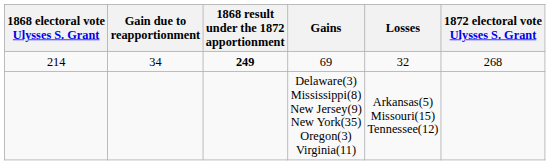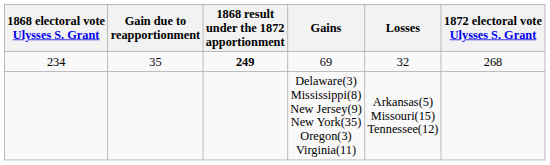(56, 61) 214 -> (56, 61) 234
(155, 61) 34 -> (155, 61) 35
